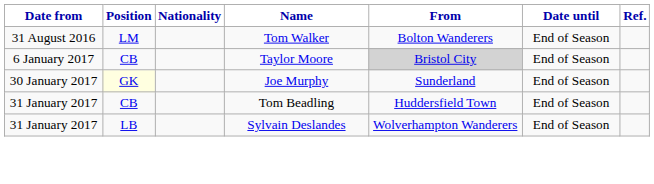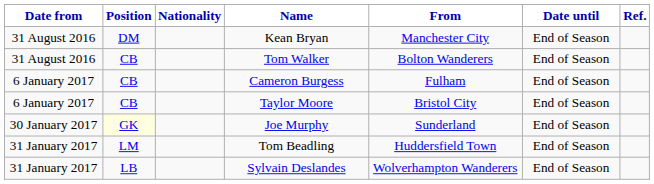+ row: (296, 37)
(129, 37) LM -> (129, 59) CB
+ row: (296, 81)
(445, 59) lightgrey background -> (445, 103) no background
(129, 103) CB -> (129, 146) LM
